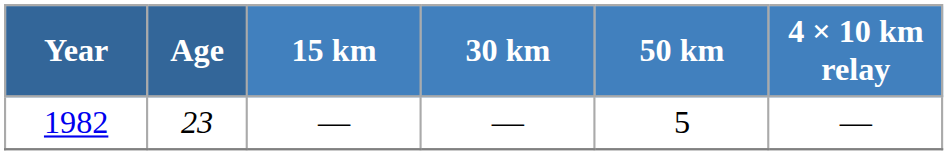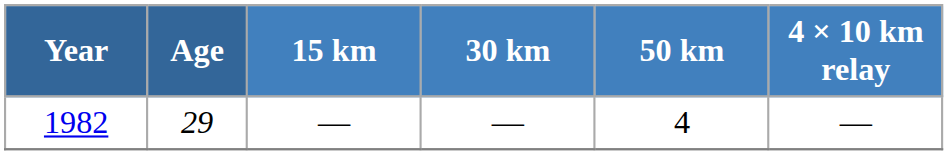(197, 122) 23 -> (197, 122) 29
(682, 122) 5 -> (682, 122) 4
